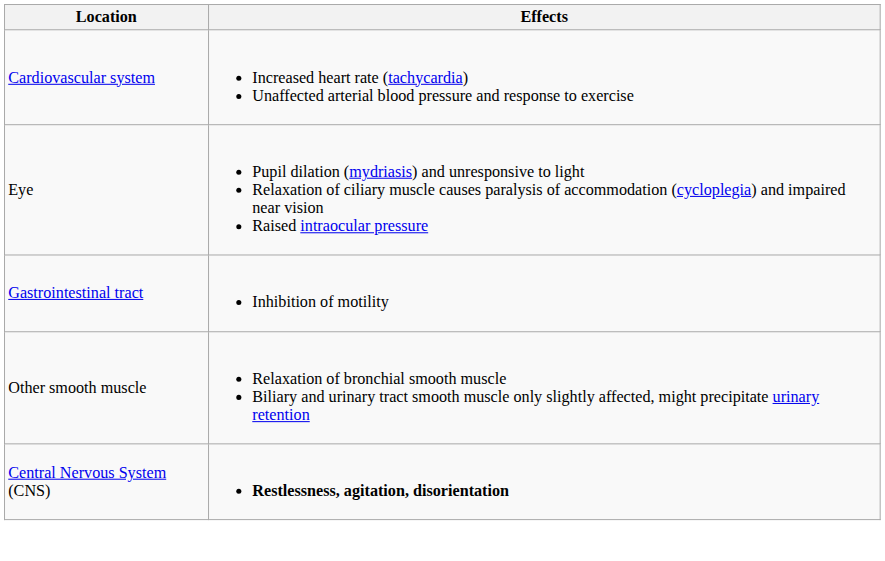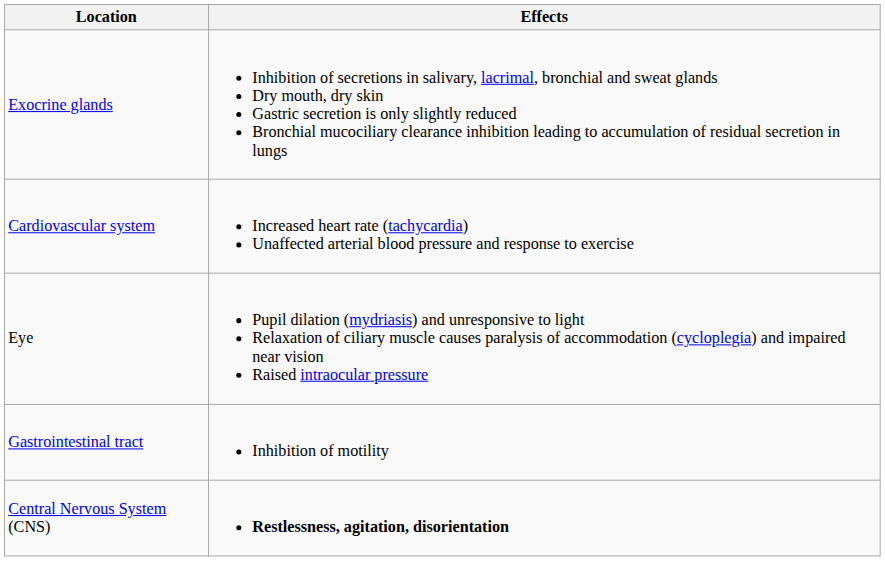+ row: (61, 104)
- row: (77, 387)
